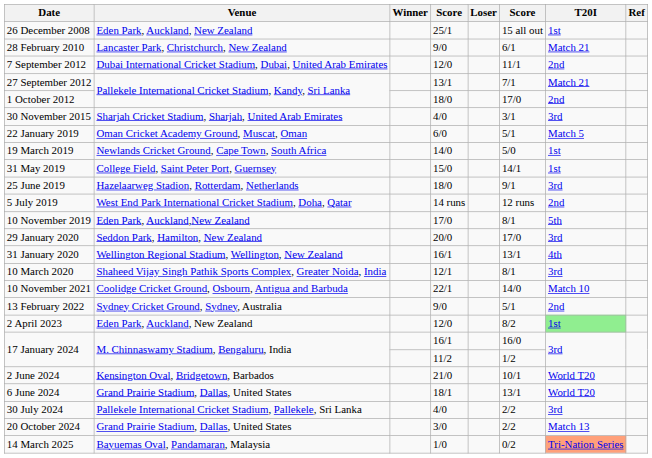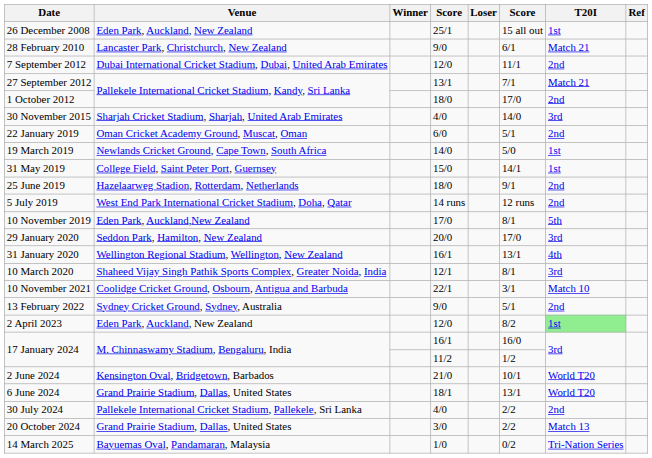(509, 116) 3/1 -> (512, 116) 14/0
(566, 133) Match 5 -> (556, 133) 2nd
(555, 185) 3rd -> (556, 185) 2nd
(512, 289) 14/0 -> (509, 289) 3/1
(555, 409) 3rd -> (556, 409) 2nd
(586, 444) lightsalmon background -> (586, 444) no background
